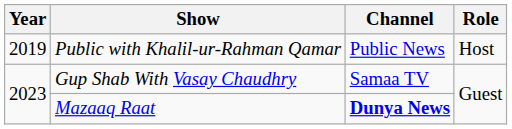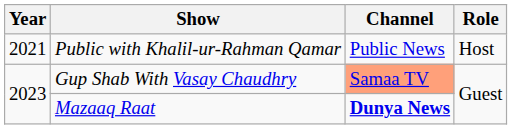(28, 49) 2019 -> (28, 49) 2021
(389, 78) no background -> (389, 78) lightsalmon background
